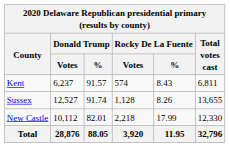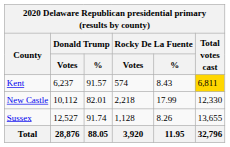(208, 83) no background -> (208, 83) gold background
rows swapped: (28, 117) <-> (19, 100)
